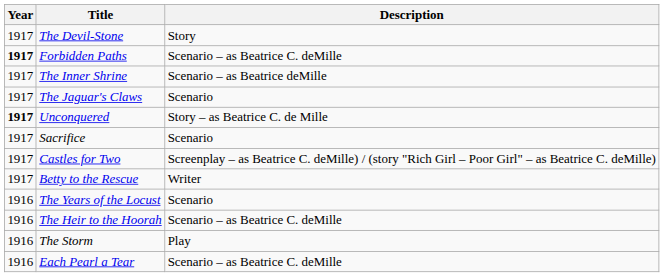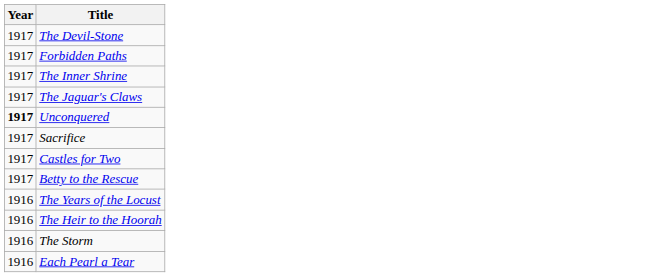- column: (412, 14)
(20, 55) bold -> (20, 55) normal
